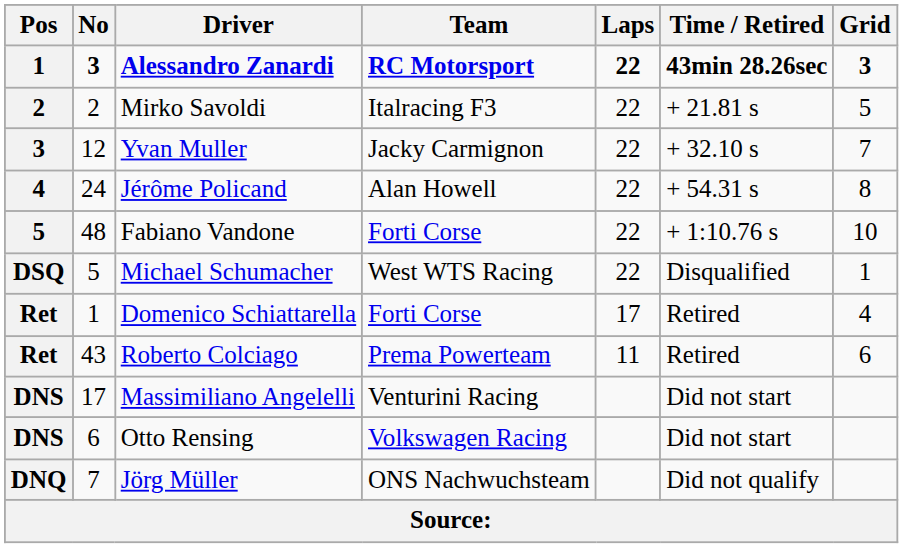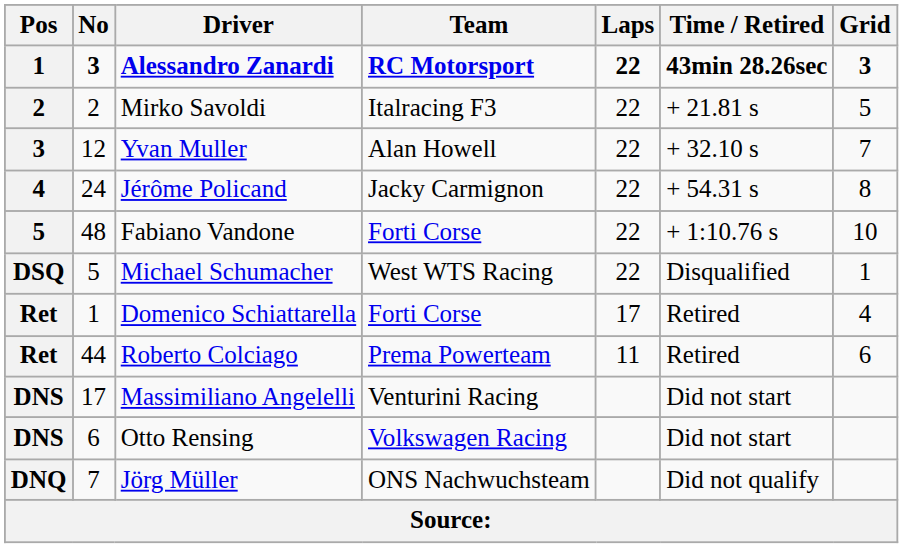(456, 148) Jacky Carmignon -> (432, 148) Alan Howell
(432, 189) Alan Howell -> (456, 189) Jacky Carmignon
(94, 355) 43 -> (94, 355) 44
